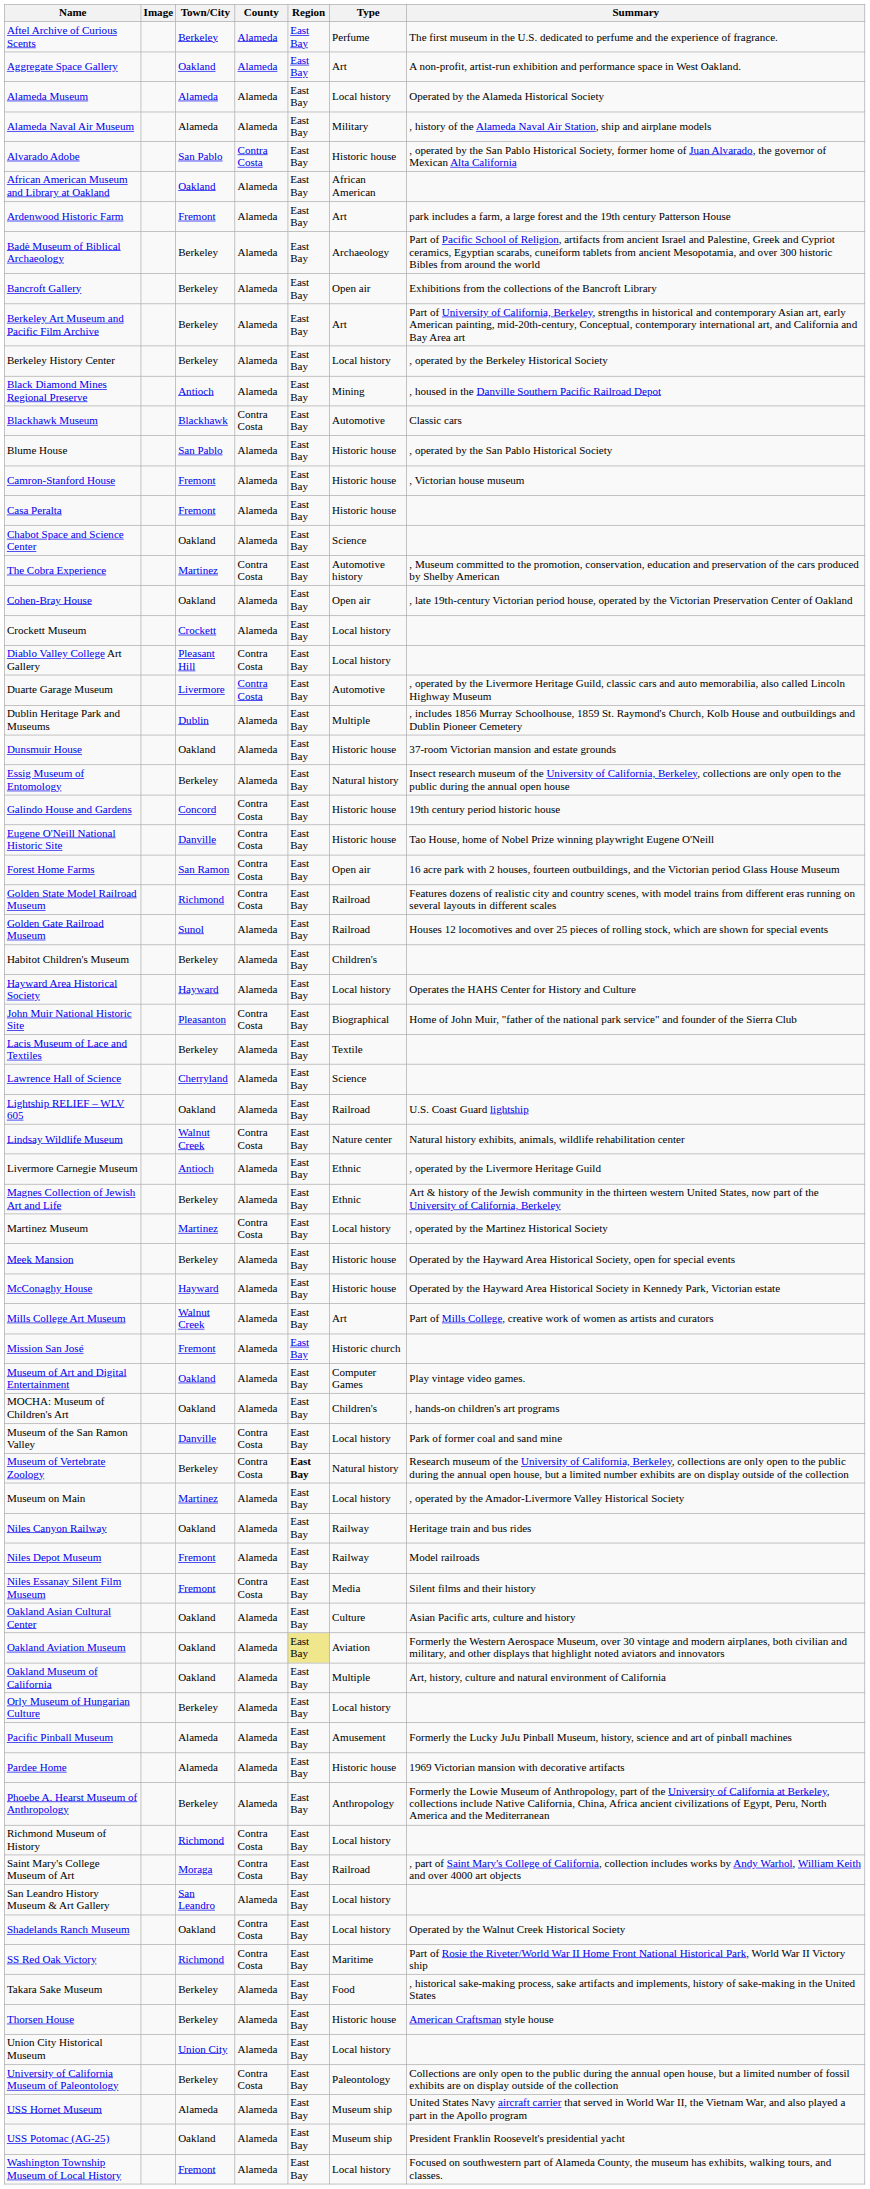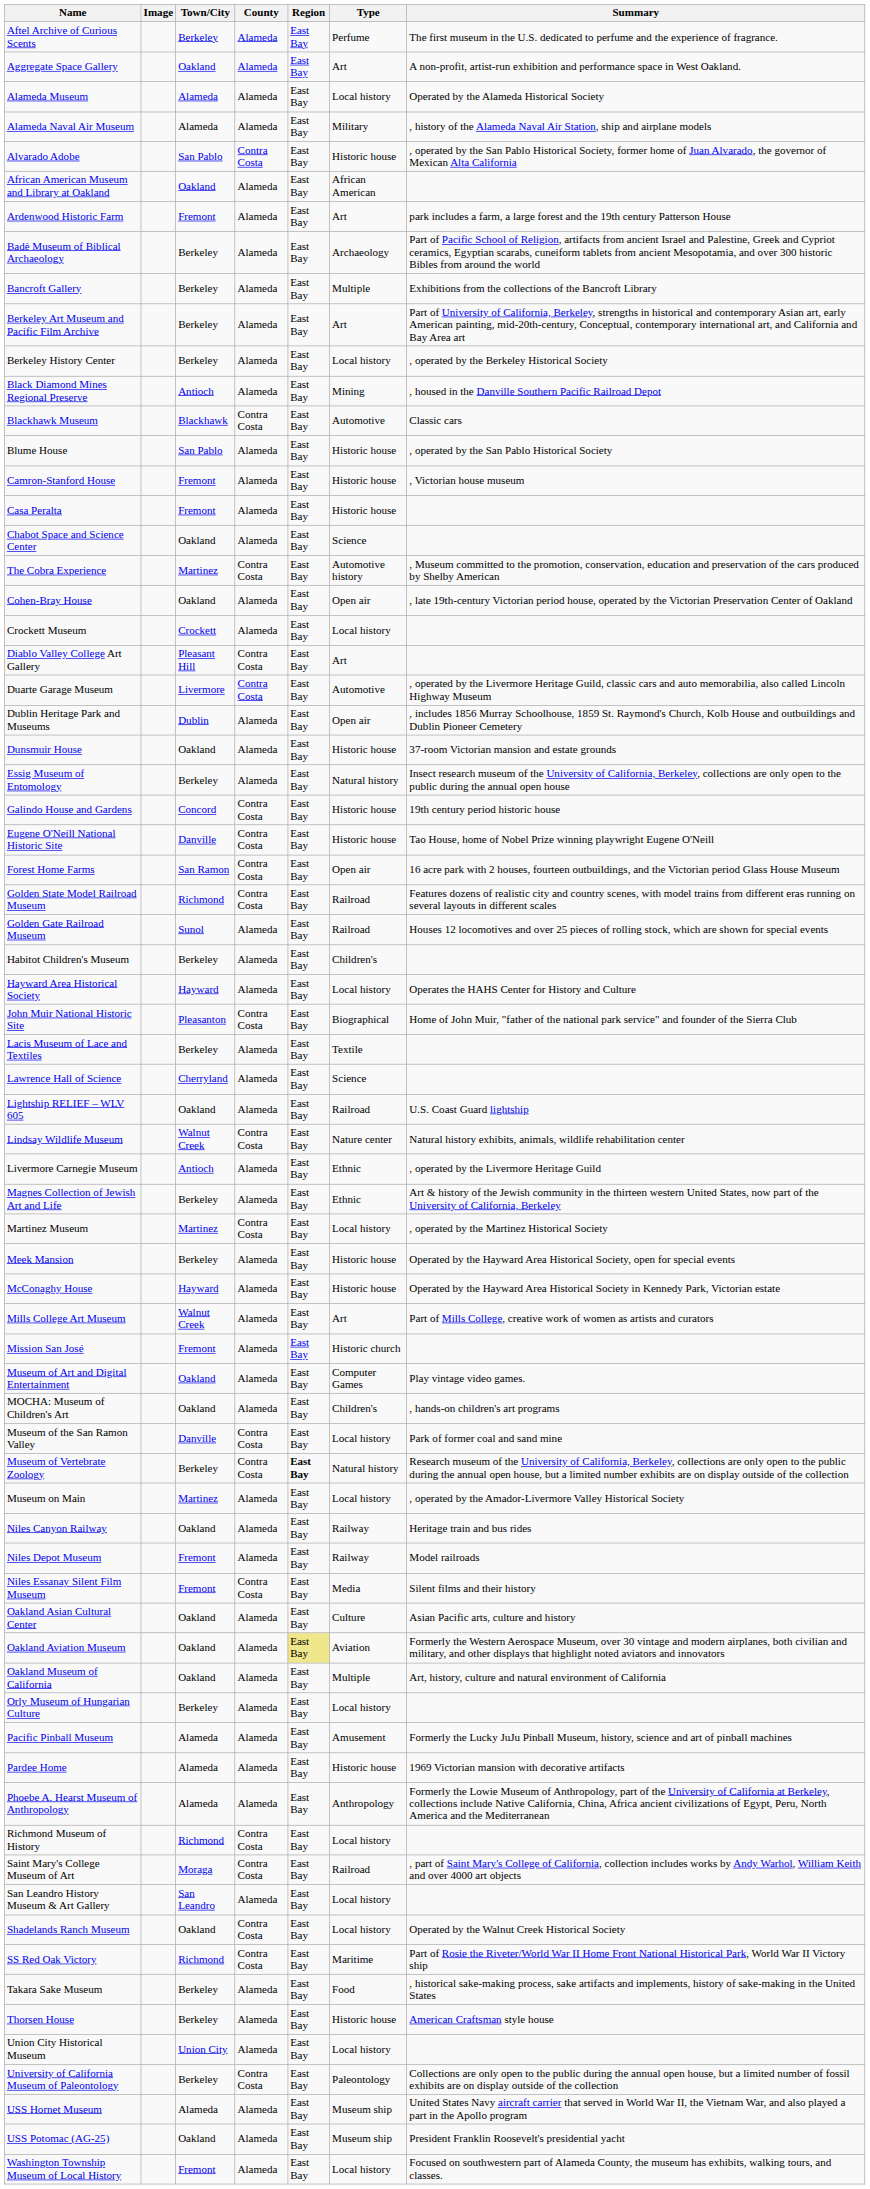(351, 288) Open air -> (351, 288) Multiple
(361, 660) Local history -> (339, 660) Art
(351, 720) Multiple -> (351, 720) Open air
(198, 1803) Berkeley -> (198, 1803) Alameda
